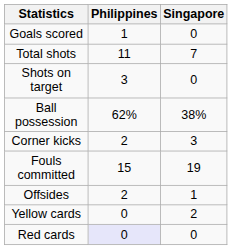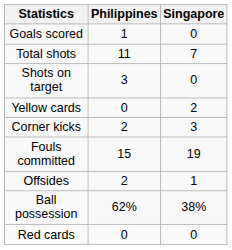rows swapped: (46, 114) <-> (46, 214)
(124, 234) lavender background -> (124, 234) no background
